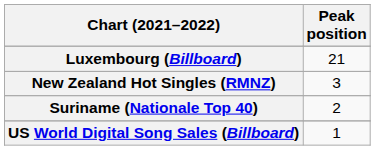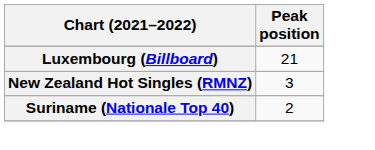- row: (154, 132)
